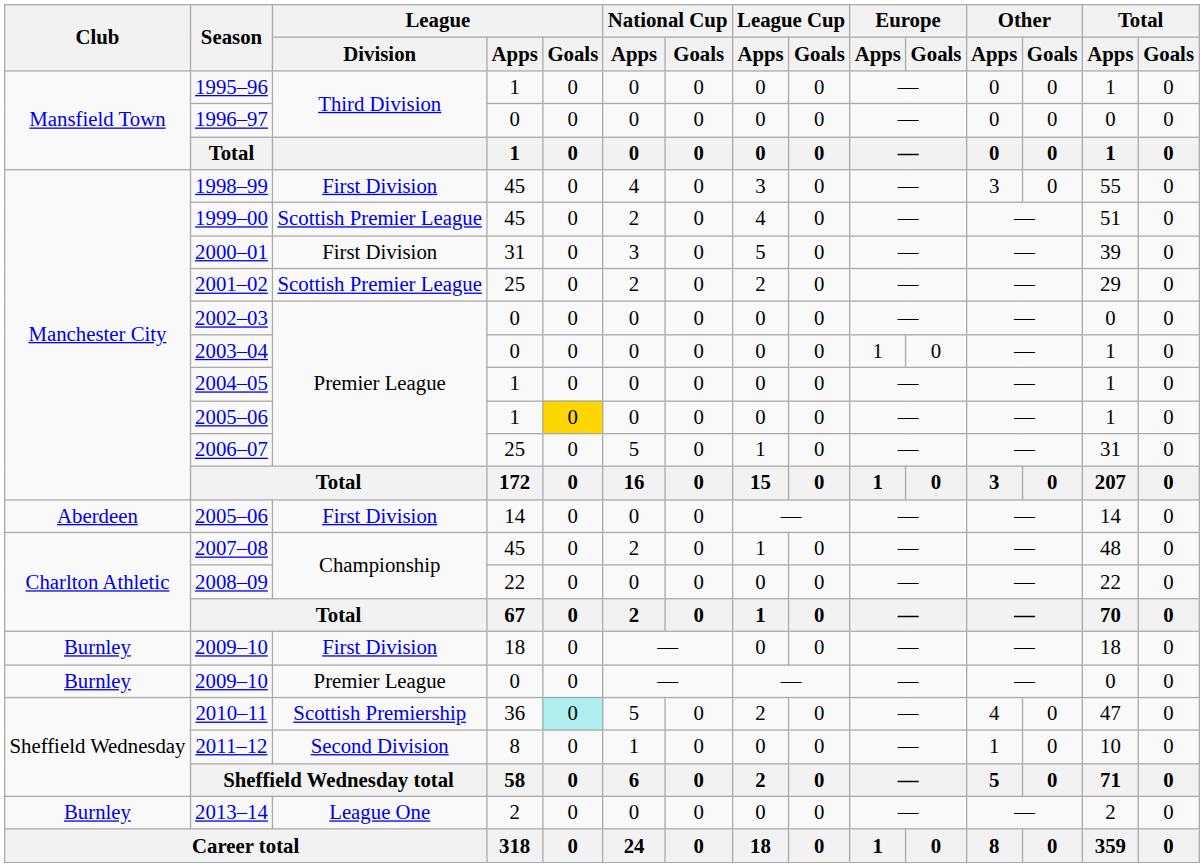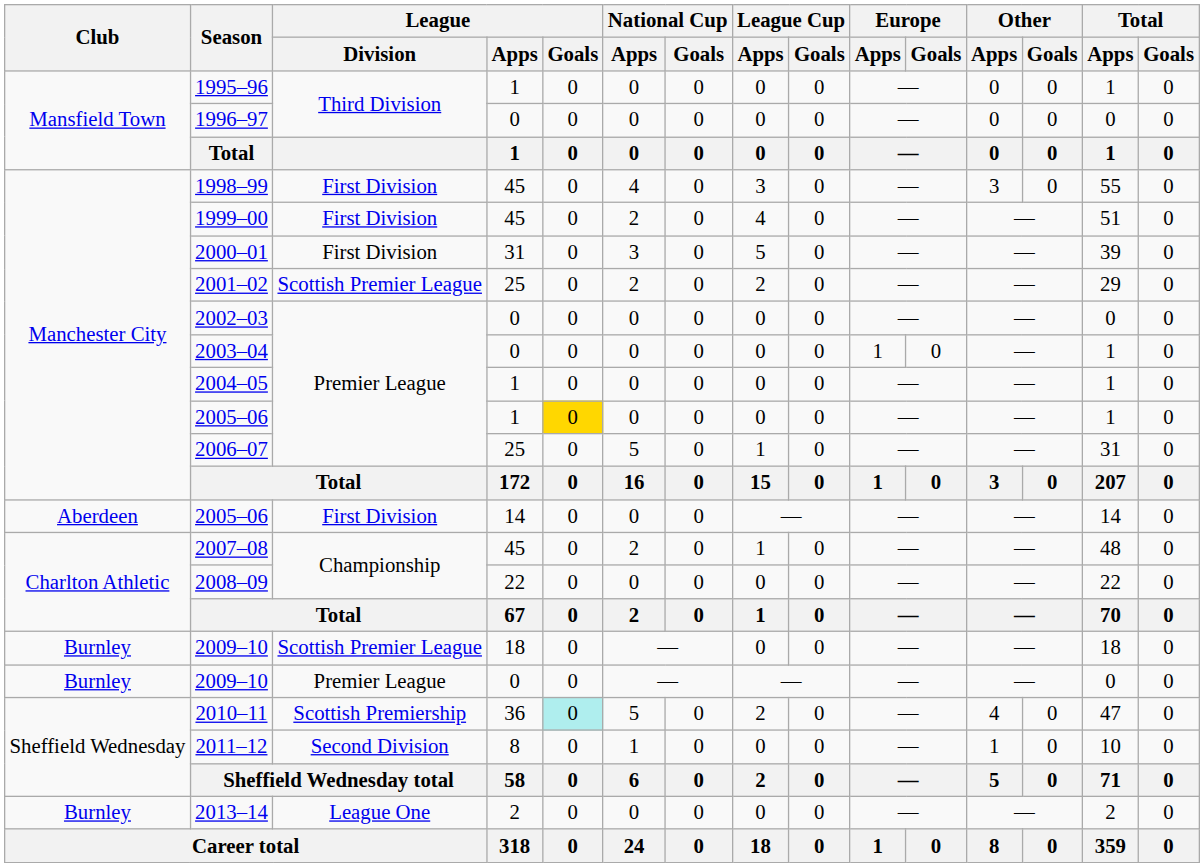(380, 218) Scottish Premier League -> (380, 218) First Division
(380, 647) First Division -> (380, 647) Scottish Premier League
